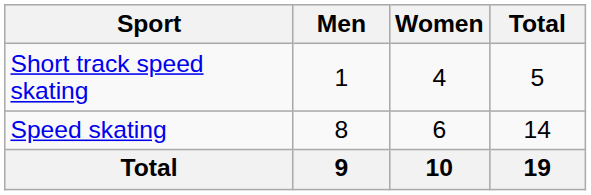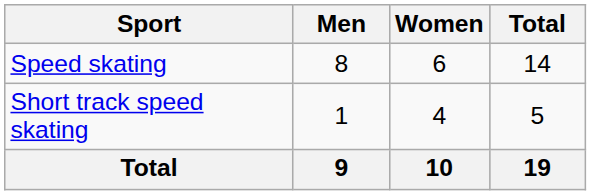rows swapped: (107, 76) <-> (89, 129)
